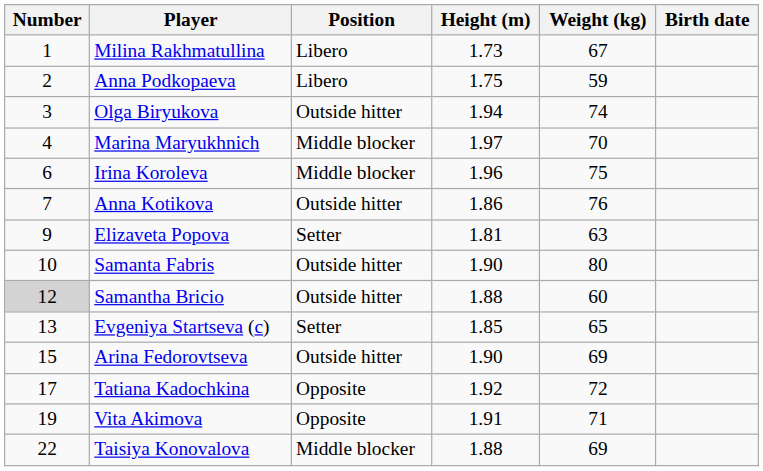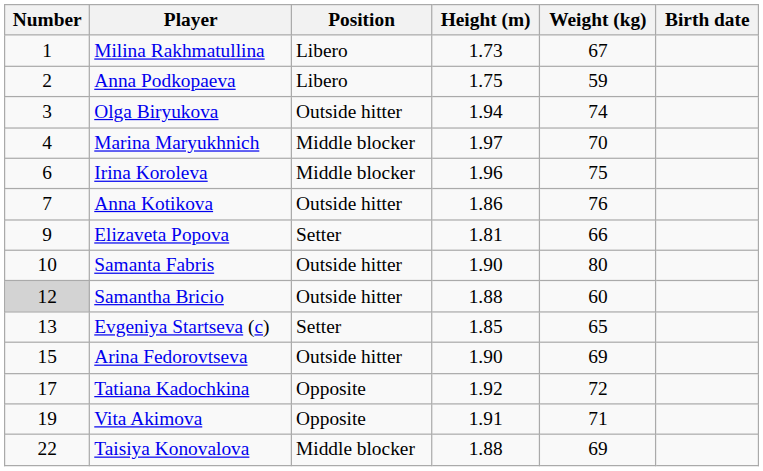(598, 234) 63 -> (598, 234) 66
